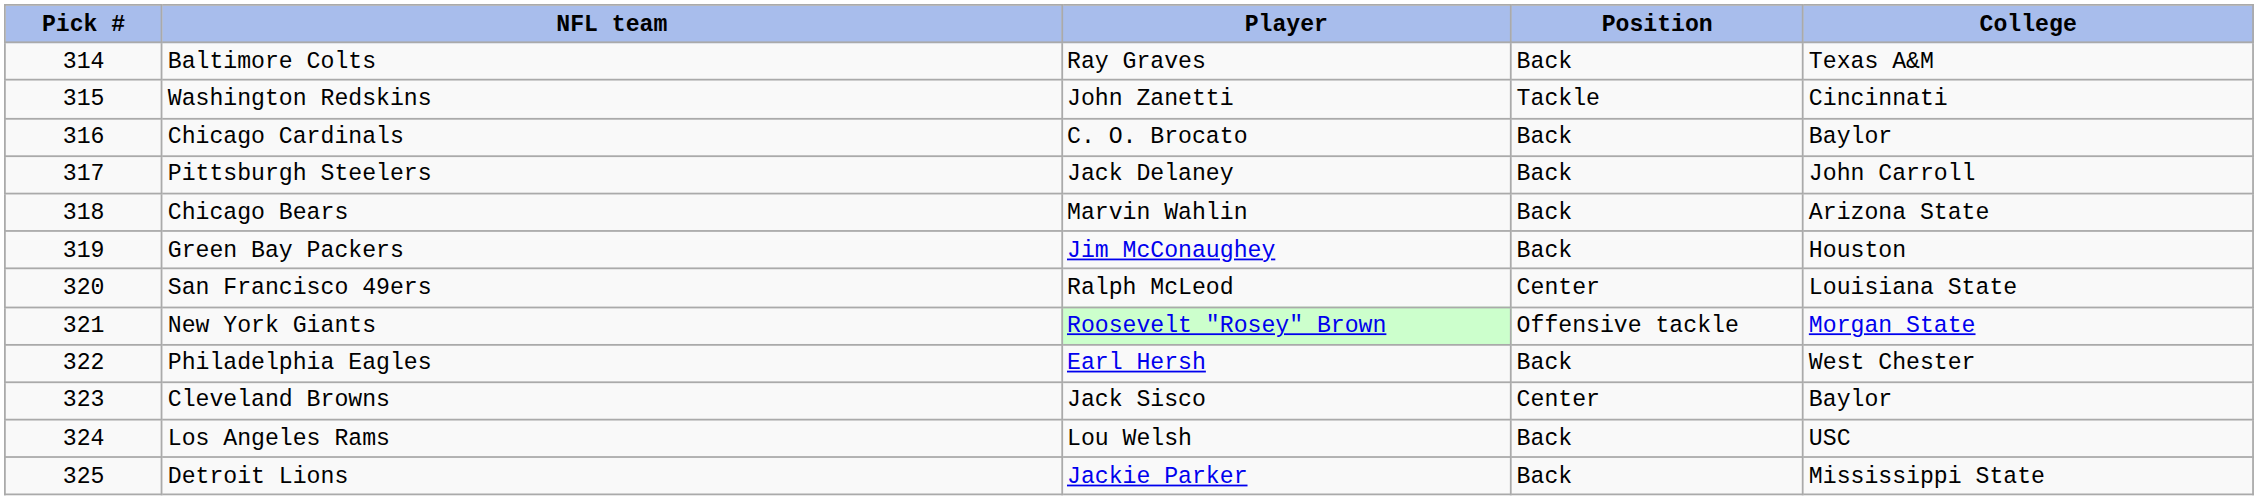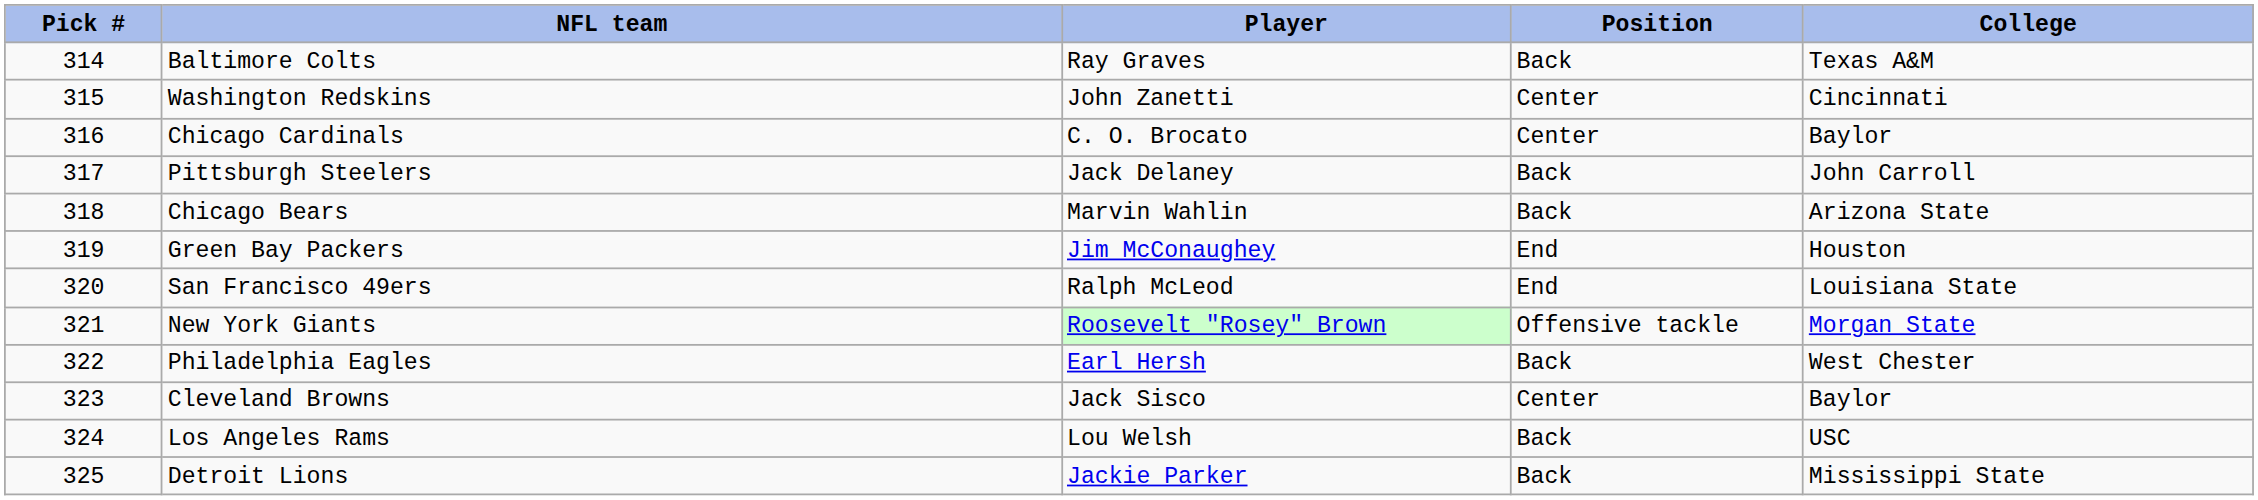(1558, 99) Tackle -> (1558, 99) Center
(1544, 137) Back -> (1558, 137) Center
(1544, 250) Back -> (1537, 250) End
(1558, 288) Center -> (1537, 288) End
